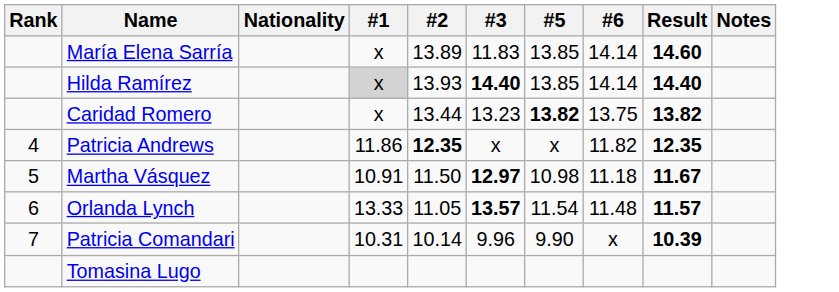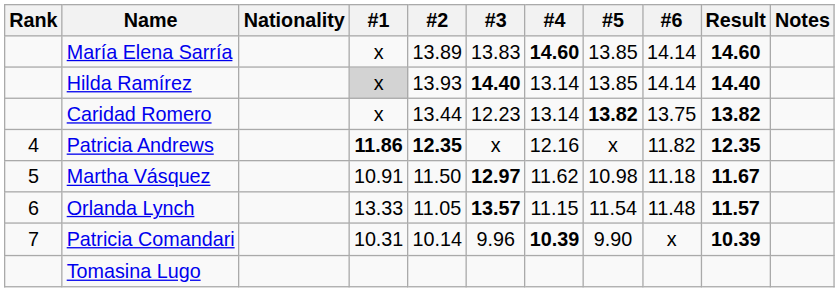+ column: (554, 20)
(496, 52) 11.83 -> (496, 52) 13.83
(496, 114) 13.23 -> (496, 114) 12.23
(379, 146) normal -> (379, 146) bold
